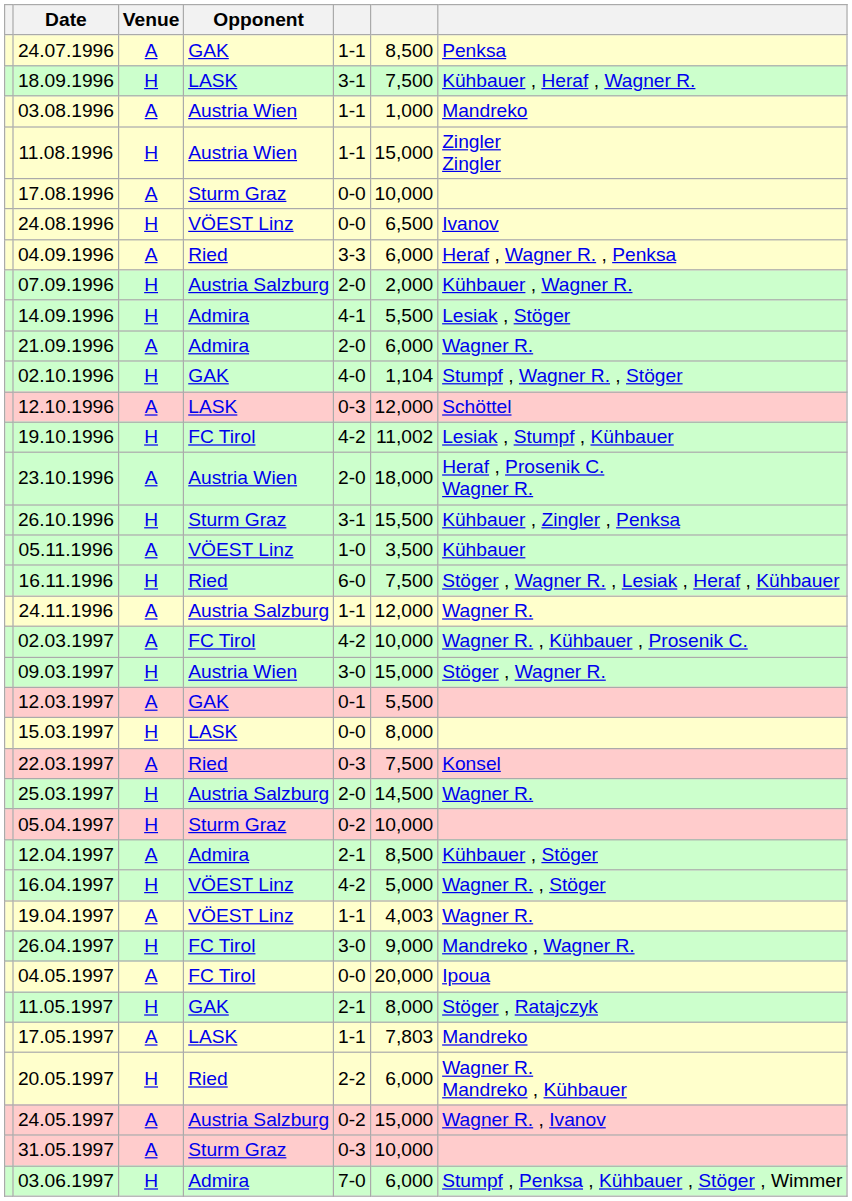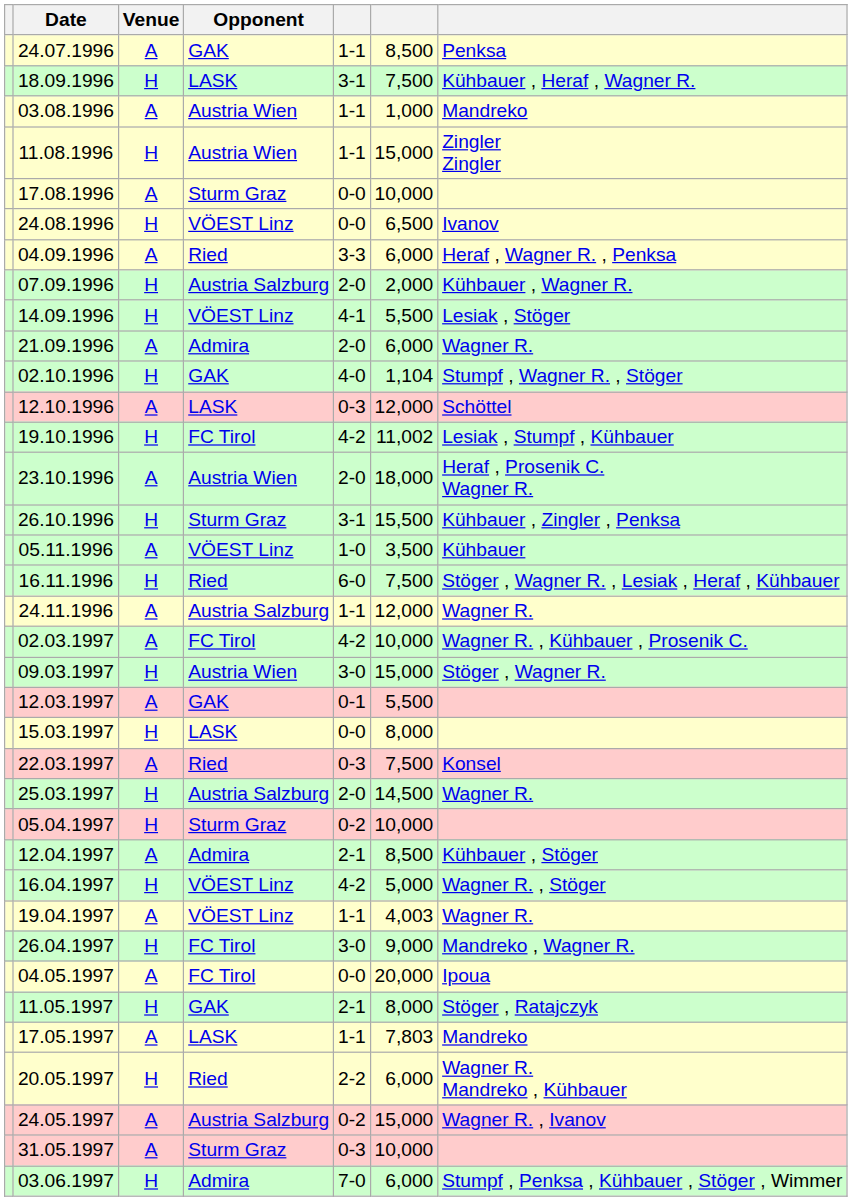(219, 315) Admira -> (241, 315) VÖEST Linz
